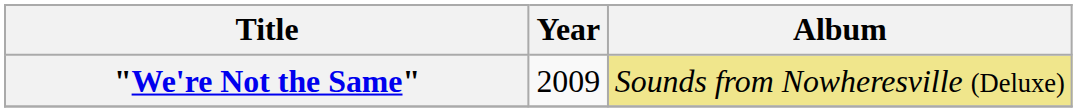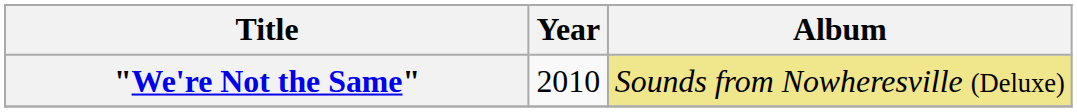(568, 80) 2009 -> (568, 80) 2010
